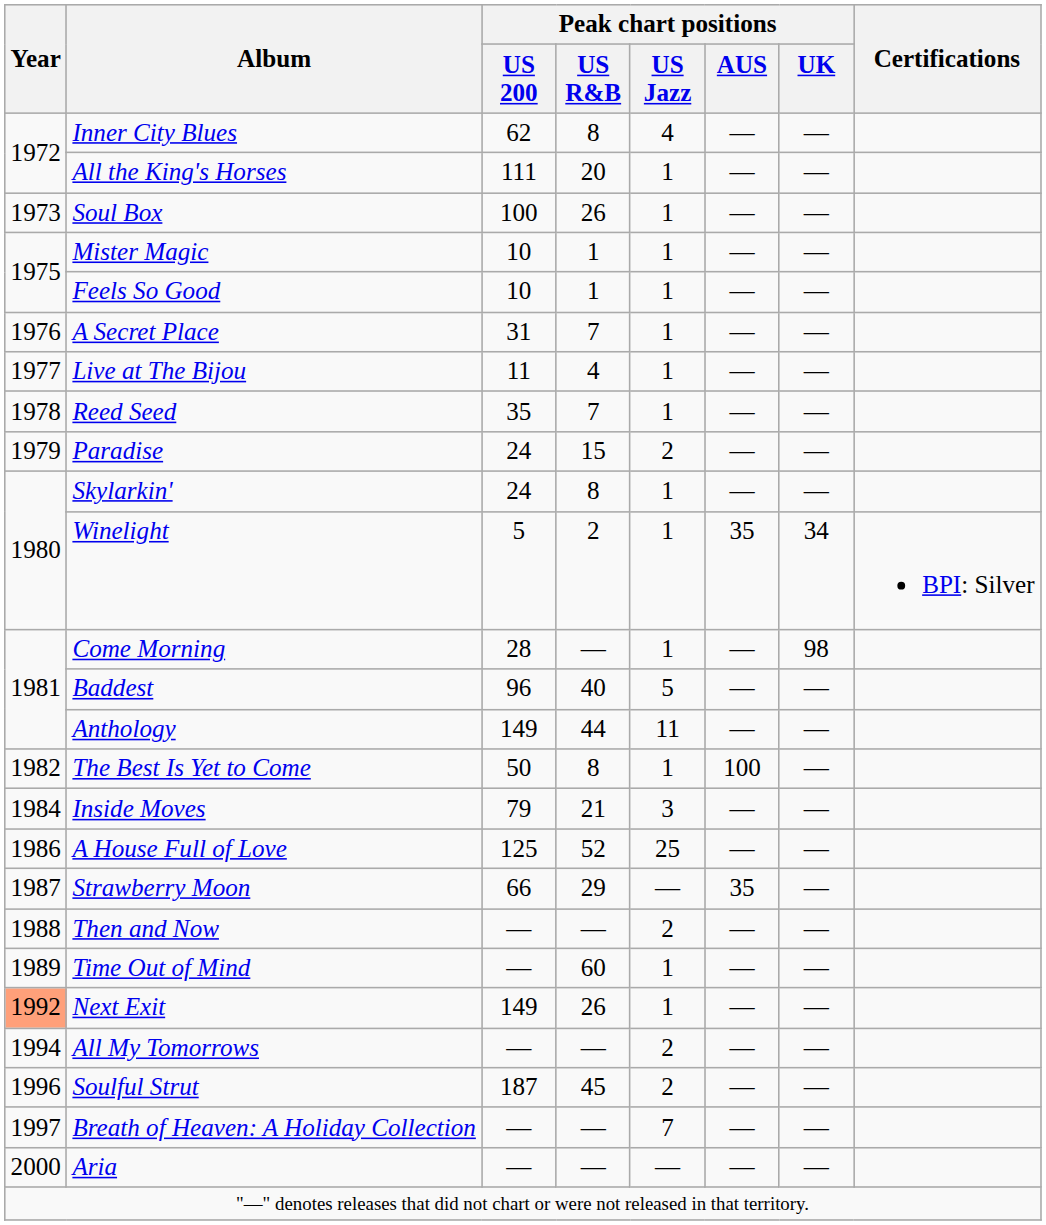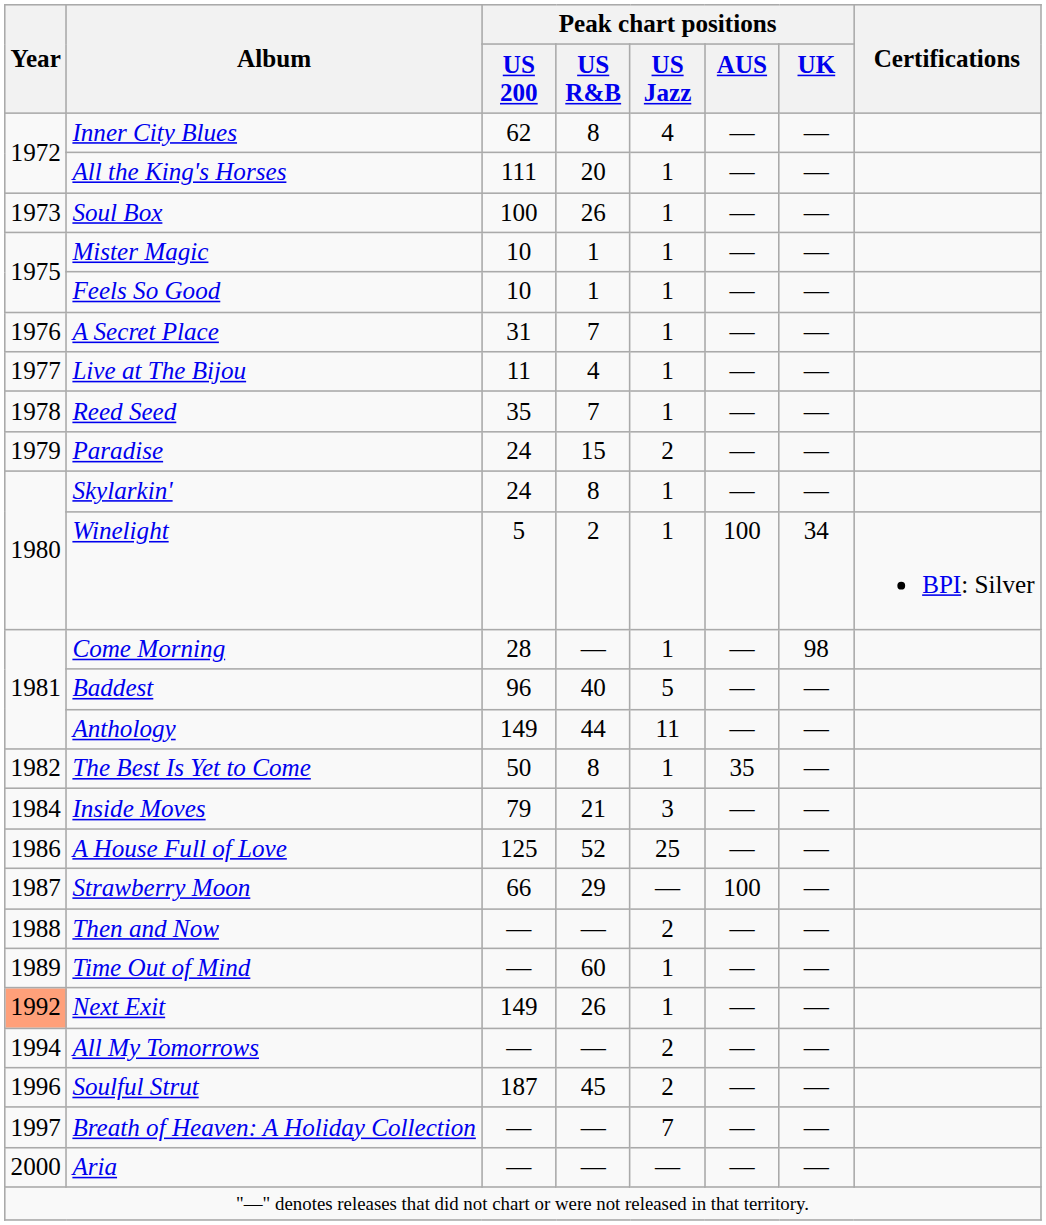(742, 530) 35 -> (742, 530) 100
(742, 768) 100 -> (742, 768) 35
(742, 888) 35 -> (742, 888) 100
